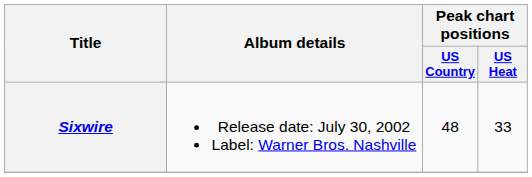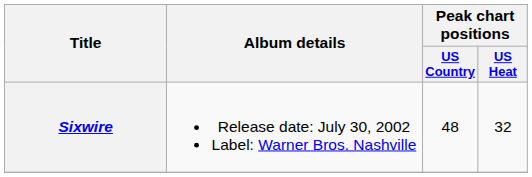(503, 127) 33 -> (503, 127) 32
